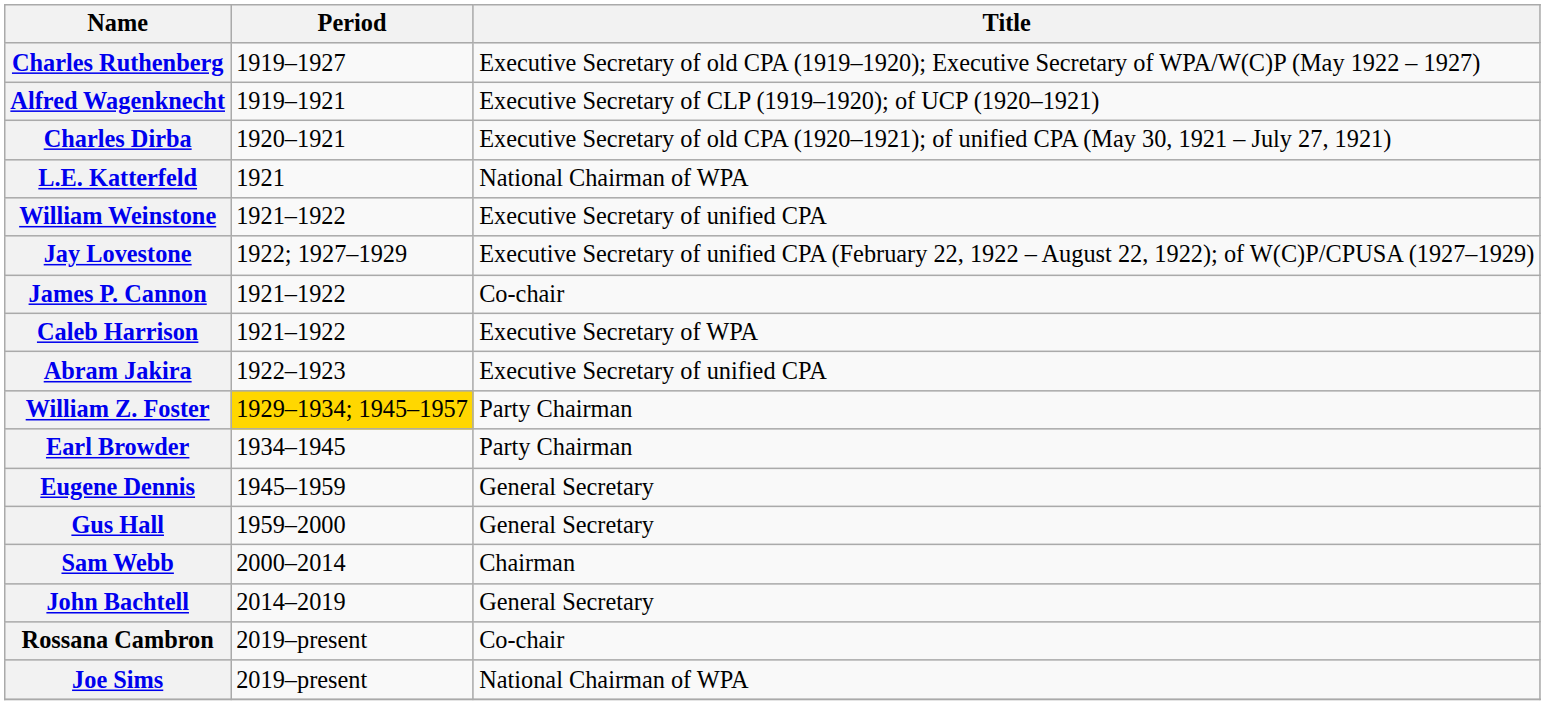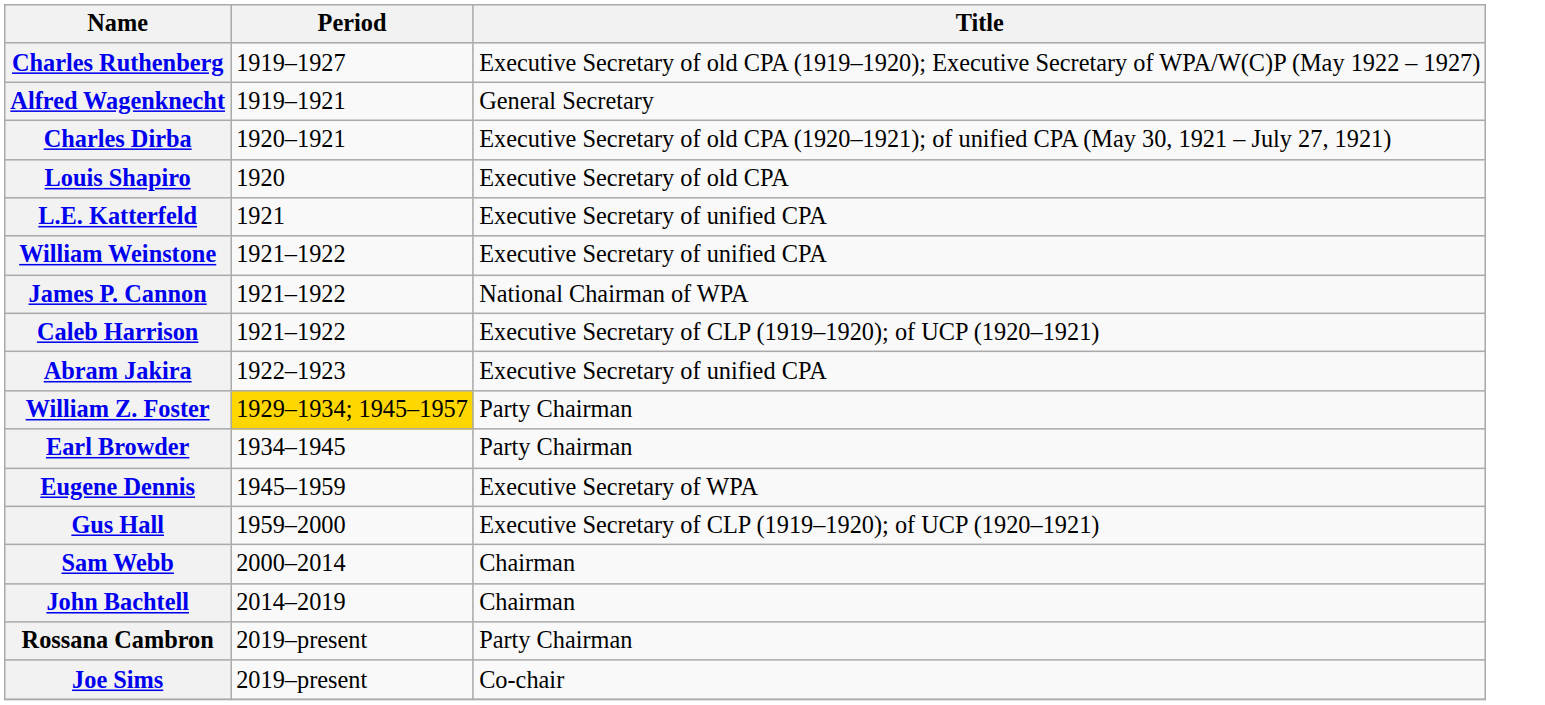(789, 100) Executive Secretary of CLP (1919–1920); of UCP (1920–1921) -> (567, 100) General Secretary
+ row: (118, 178)
(614, 178) National Chairman of WPA -> (653, 216) Executive Secretary of unified CPA
- row: (118, 255)
(522, 293) Co-chair -> (614, 293) National Chairman of WPA
(619, 332) Executive Secretary of WPA -> (789, 332) Executive Secretary of CLP (1919–1920); of UCP (1920–1921)
(567, 486) General Secretary -> (619, 486) Executive Secretary of WPA
(567, 525) General Secretary -> (789, 525) Executive Secretary of CLP (1919–1920); of UCP (1920–1921)
(567, 602) General Secretary -> (527, 602) Chairman
(522, 640) Co-chair -> (556, 640) Party Chairman
(614, 679) National Chairman of WPA -> (522, 679) Co-chair
